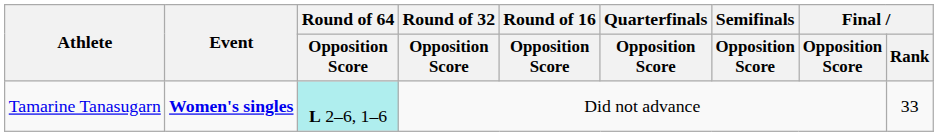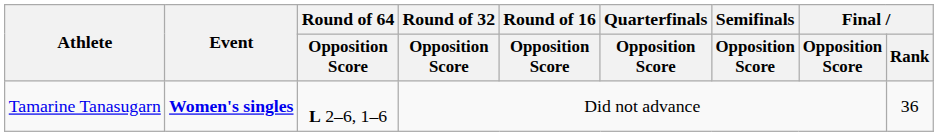(348, 116) paleturquoise background -> (348, 116) no background
(910, 106) 33 -> (910, 106) 36
